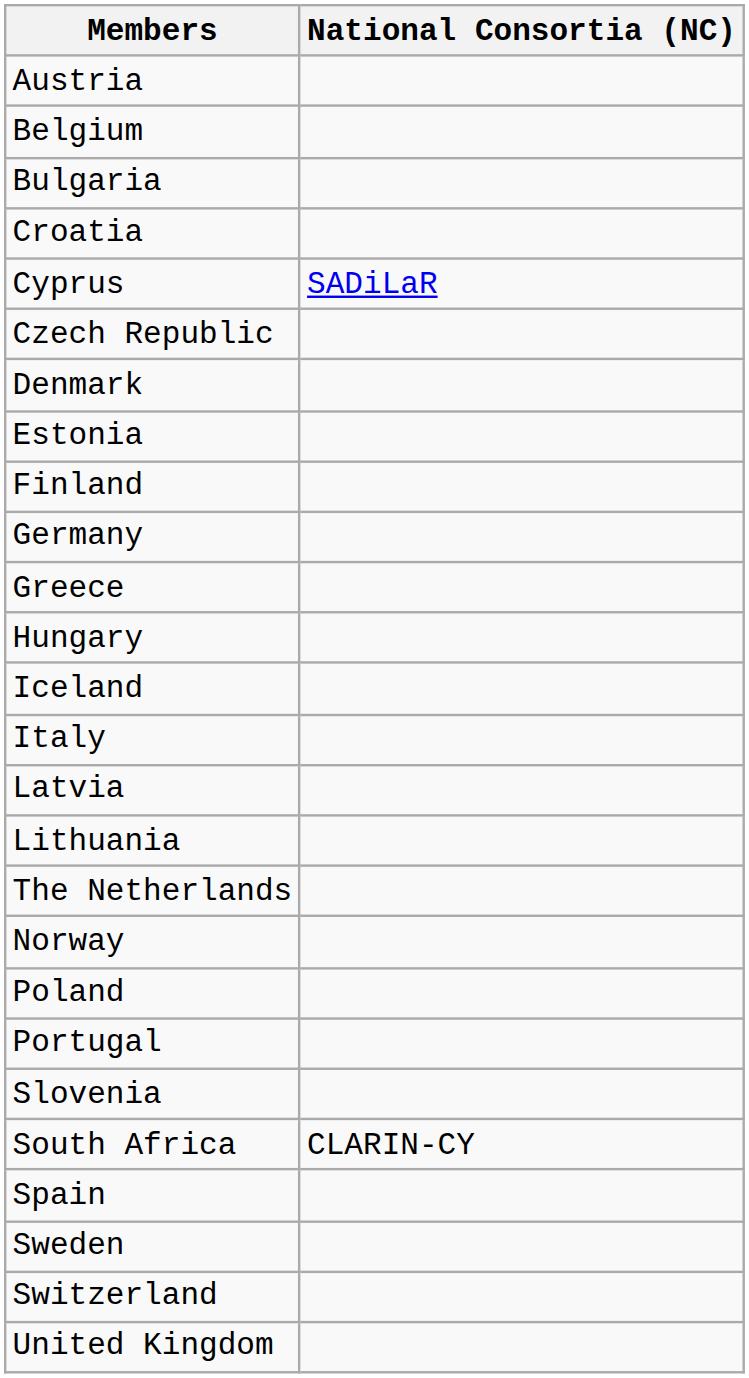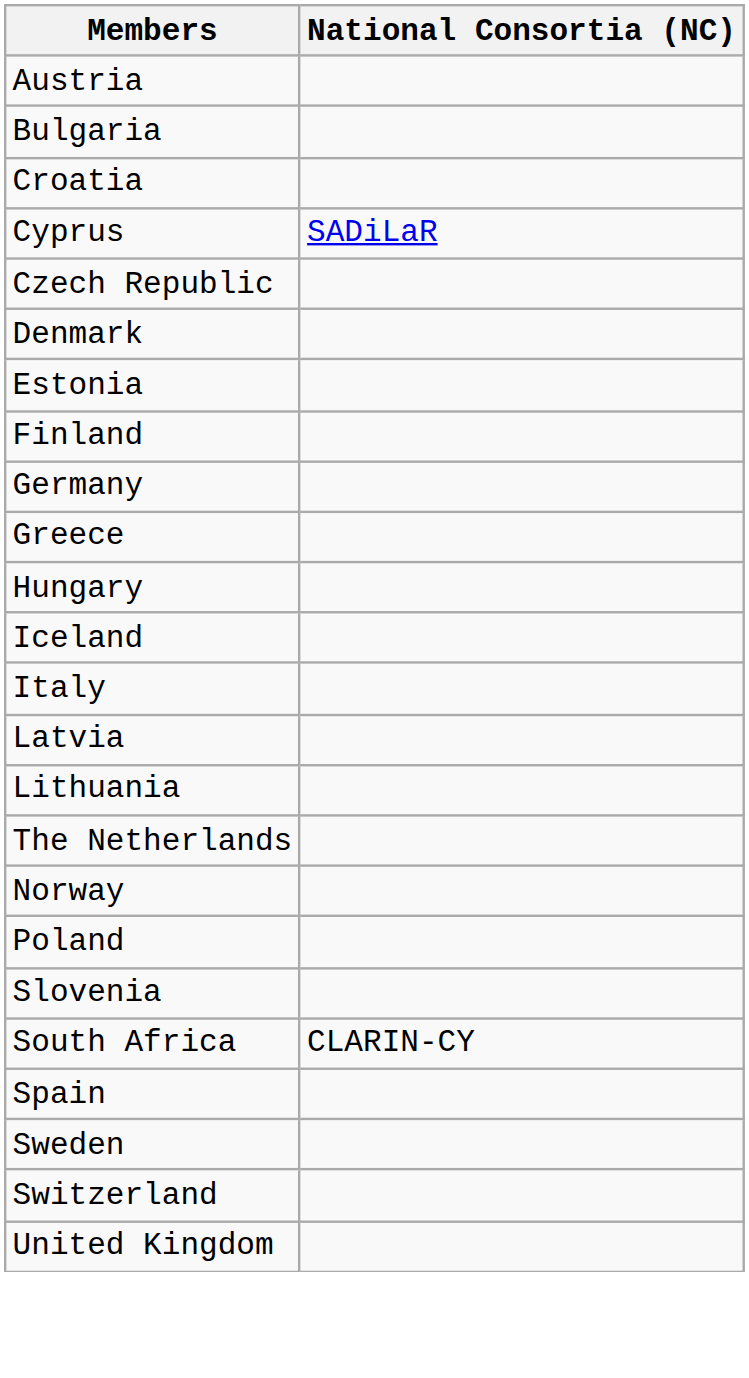- row: (78, 132)
- row: (87, 1043)
